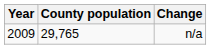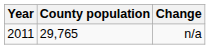(21, 34) 2009 -> (21, 34) 2011
